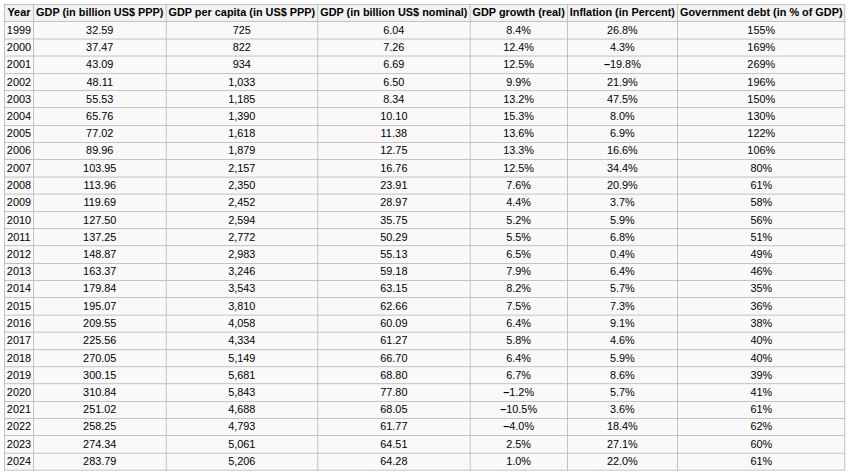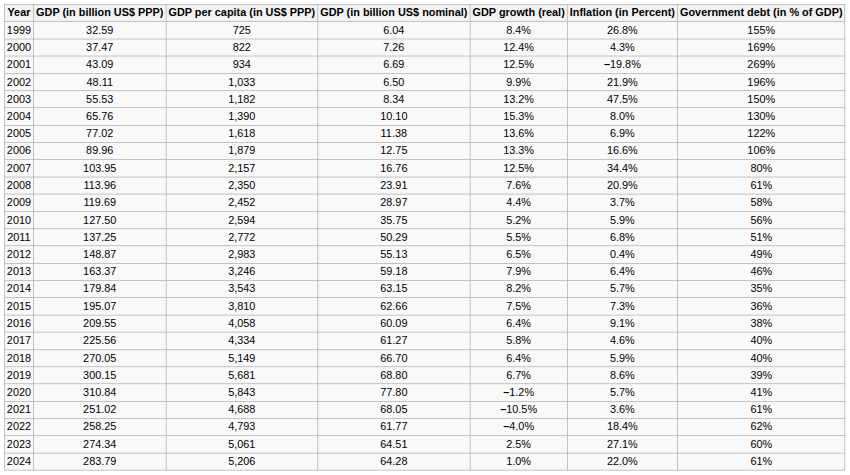(242, 99) 1,185 -> (242, 99) 1,182
